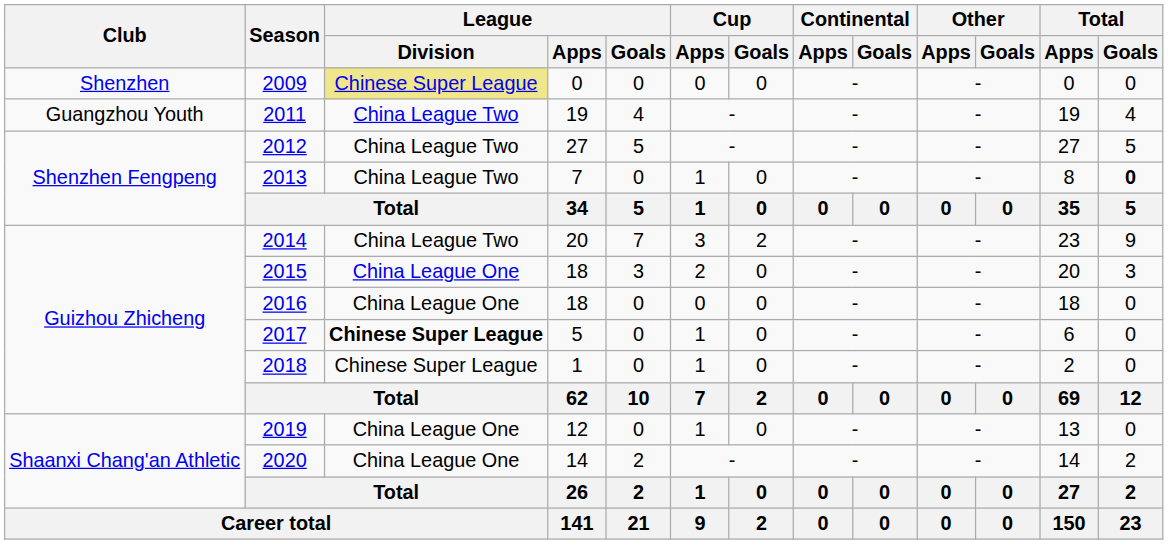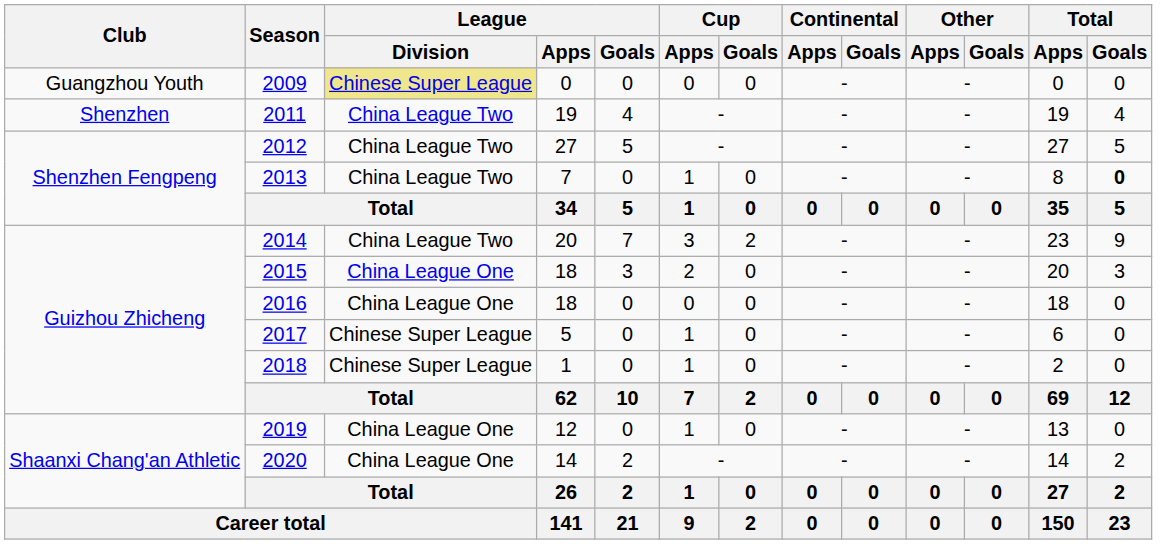(125, 83) Shenzhen -> (125, 83) Guangzhou Youth
(125, 114) Guangzhou Youth -> (125, 114) Shenzhen
(436, 334) bold -> (431, 334) normal
